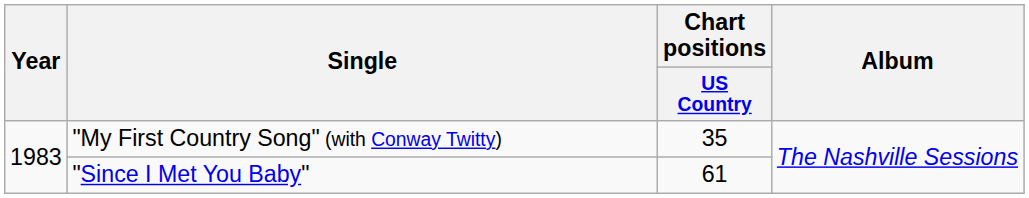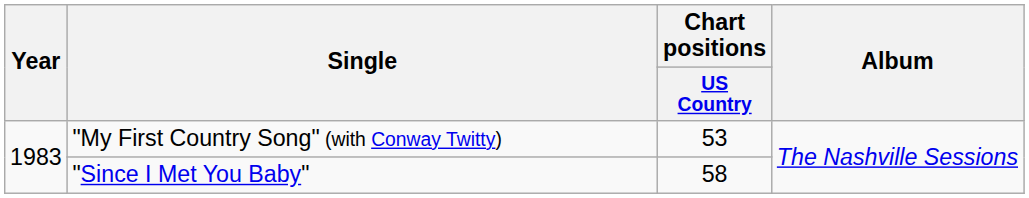(715, 138) 35 -> (715, 138) 53
(715, 175) 61 -> (715, 175) 58
